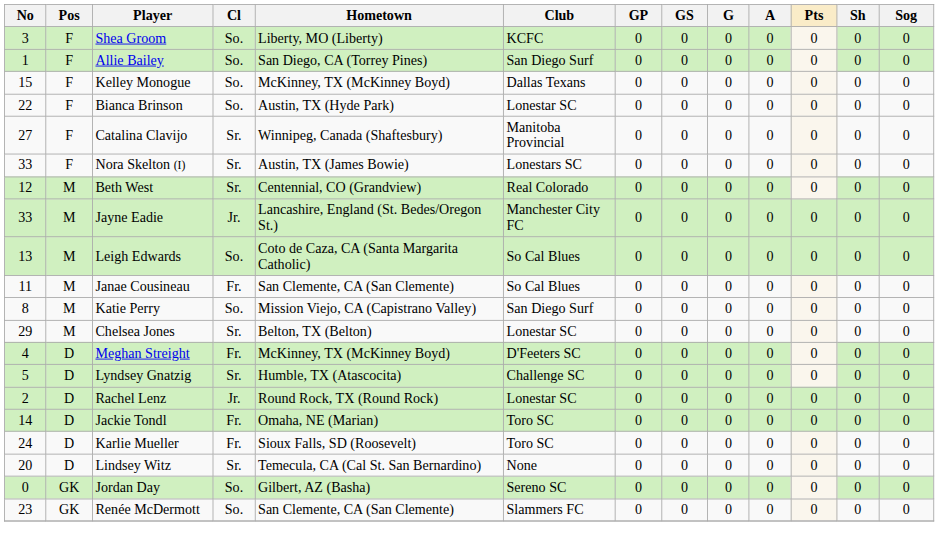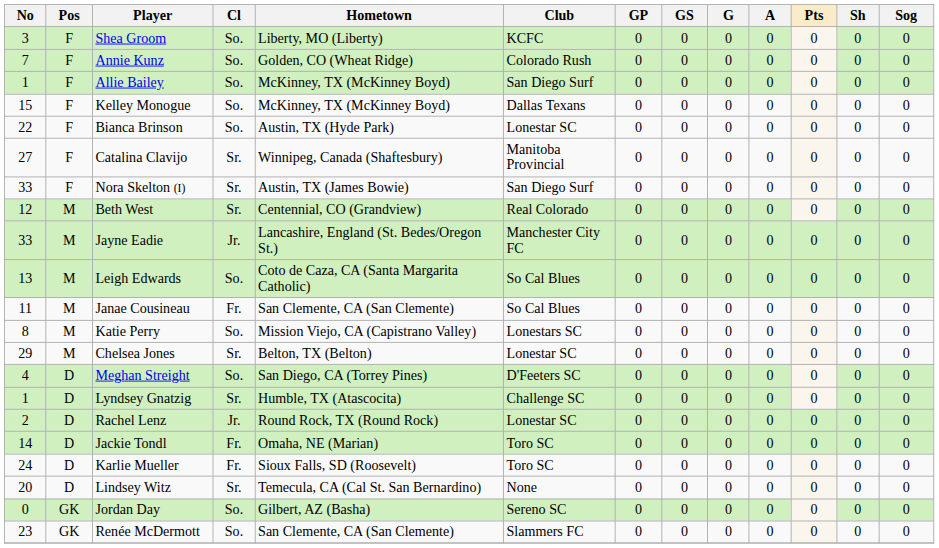+ row: (130, 60)
(343, 60) San Diego, CA (Torrey Pines) -> (354, 82) McKinney, TX (McKinney Boyd)
(544, 165) Lonestars SC -> (550, 187) San Diego Surf
(550, 308) San Diego Surf -> (544, 331) Lonestars SC
(234, 353) Fr. -> (234, 375) So.
(354, 353) McKinney, TX (McKinney Boyd) -> (343, 375) San Diego, CA (Torrey Pines)
(25, 375) 5 -> (25, 398) 1
